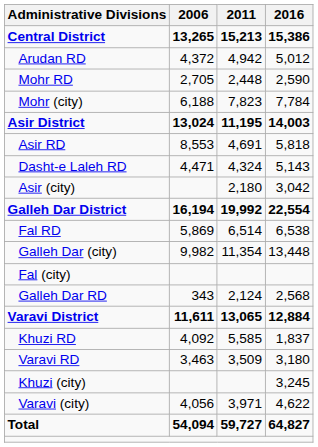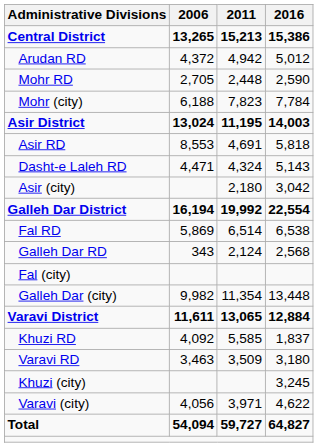rows swapped: (63, 295) <-> (68, 252)
